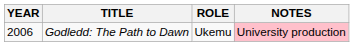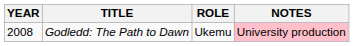(20, 32) 2006 -> (20, 32) 2008
